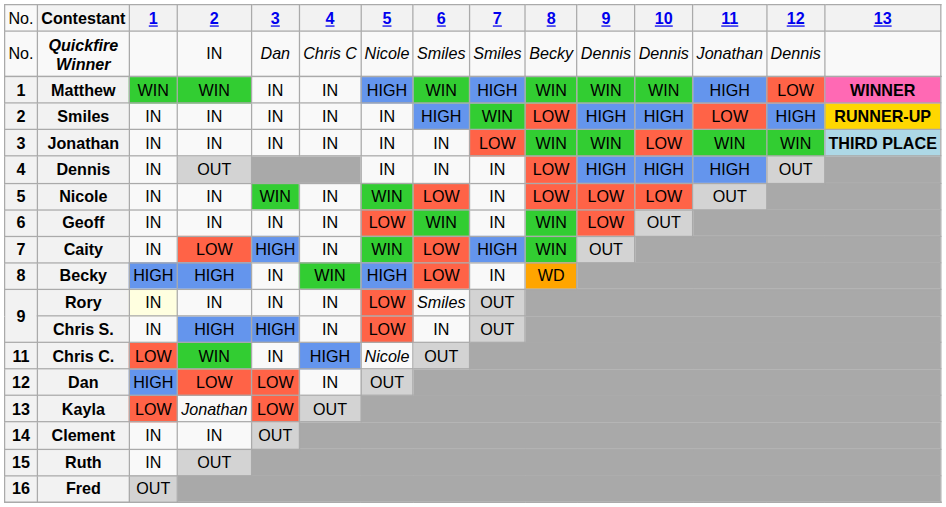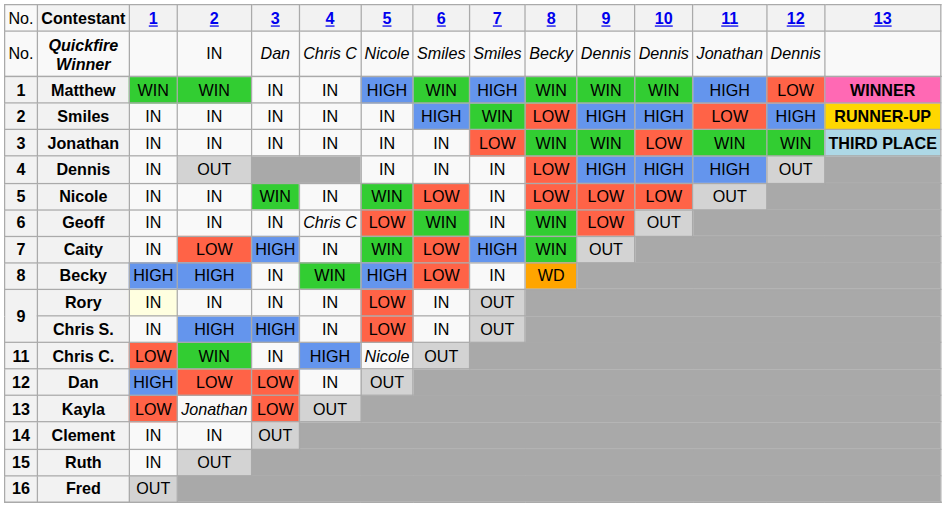(330, 223) IN -> (330, 223) Chris C
(441, 302) Smiles -> (441, 302) IN
